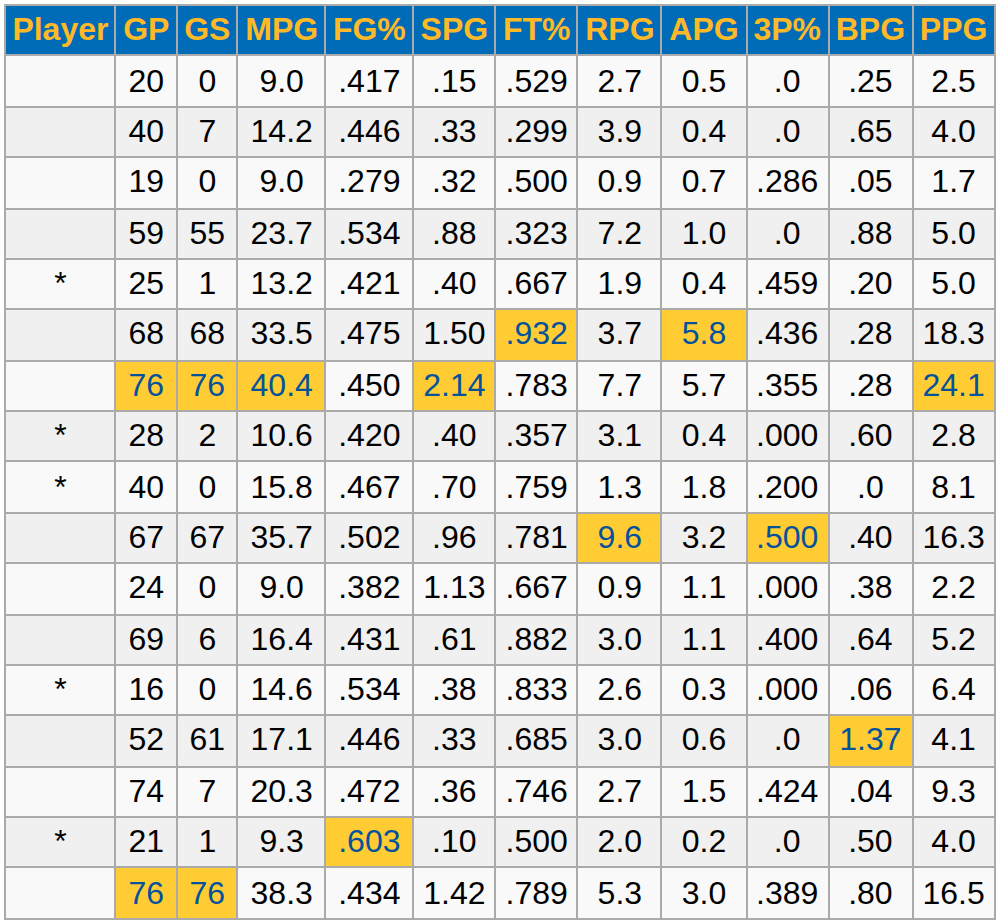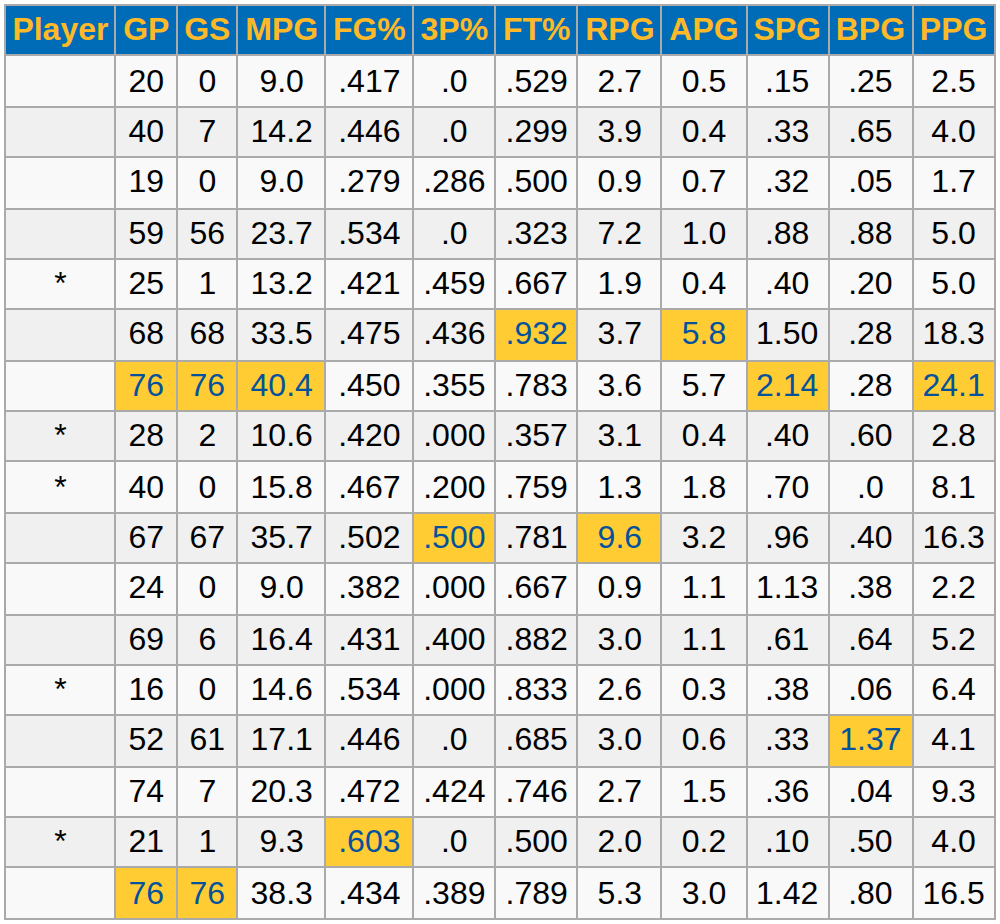columns swapped: (787, 29) <-> (454, 29)
(207, 232) 55 -> (207, 232) 56
(620, 385) 7.7 -> (620, 385) 3.6
